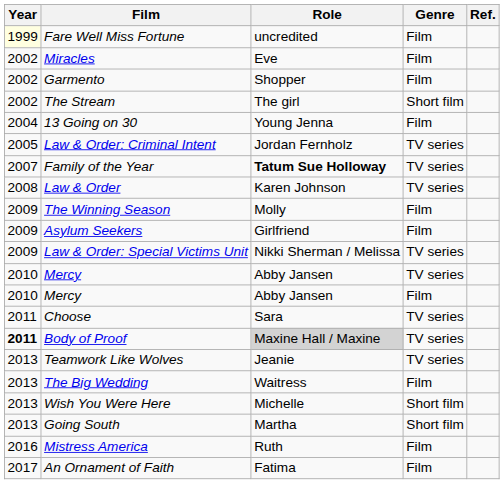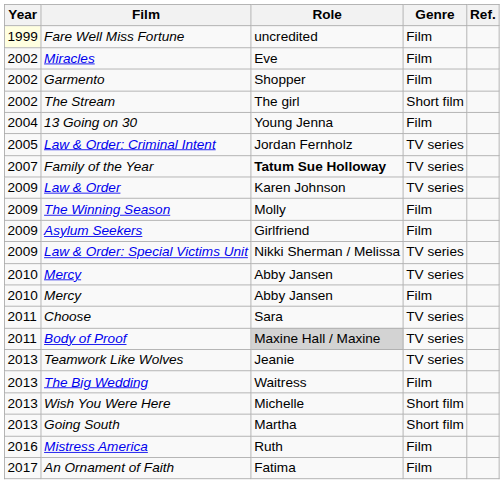(23, 187) 2008 -> (23, 187) 2009
(22, 338) bold -> (22, 338) normal
